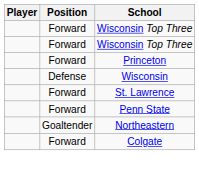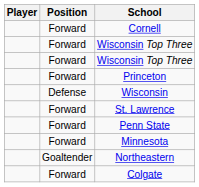+ row: (67, 29)
+ row: (67, 142)
